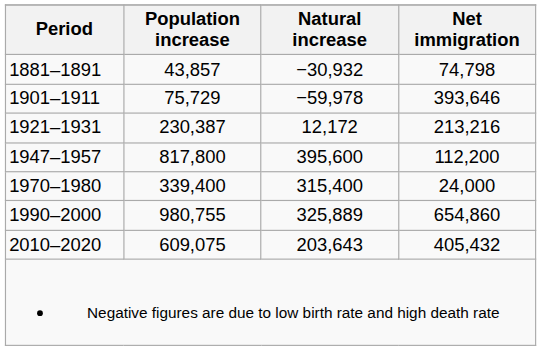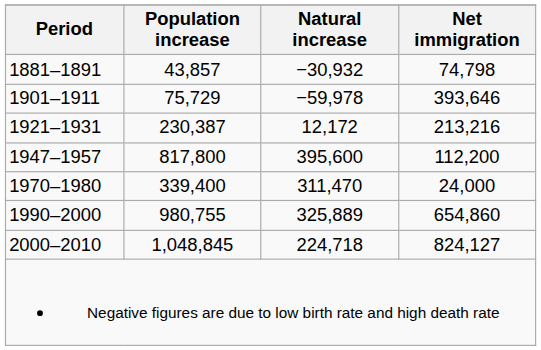(330, 186) 315,400 -> (330, 186) 311,470
+ row: (55, 244)
- row: (55, 244)
